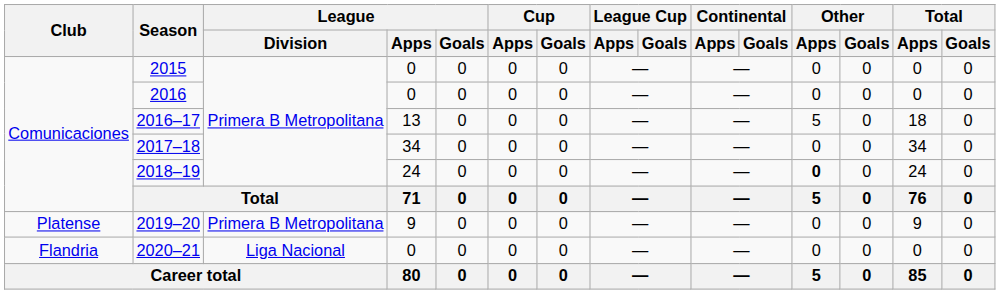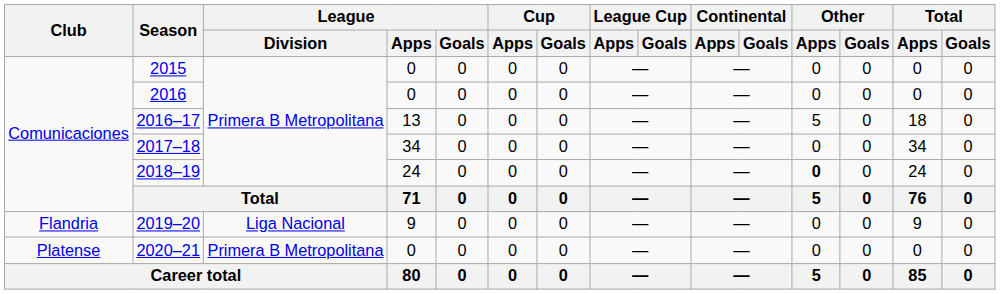(69, 224) Platense -> (69, 224) Flandria
(295, 224) Primera B Metropolitana -> (295, 224) Liga Nacional
(69, 250) Flandria -> (69, 250) Platense
(295, 250) Liga Nacional -> (295, 250) Primera B Metropolitana
